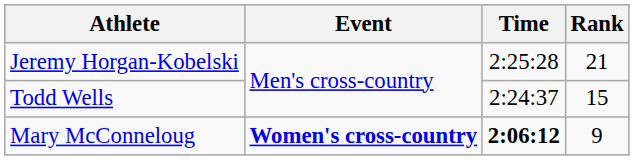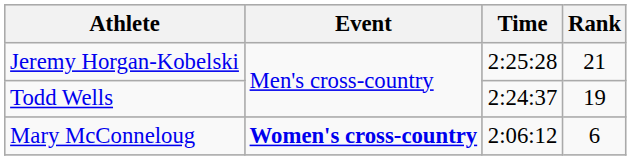(597, 98) 15 -> (595, 98) 19
(524, 136) bold -> (523, 136) normal
(597, 136) 9 -> (595, 136) 6
